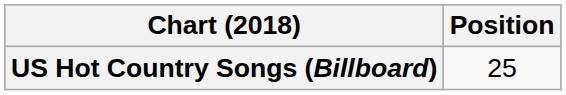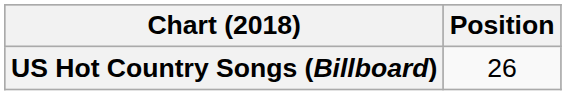(502, 67) 25 -> (502, 67) 26
